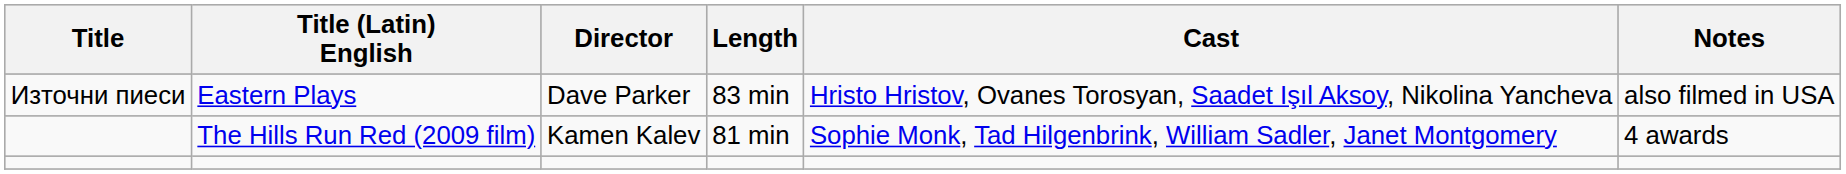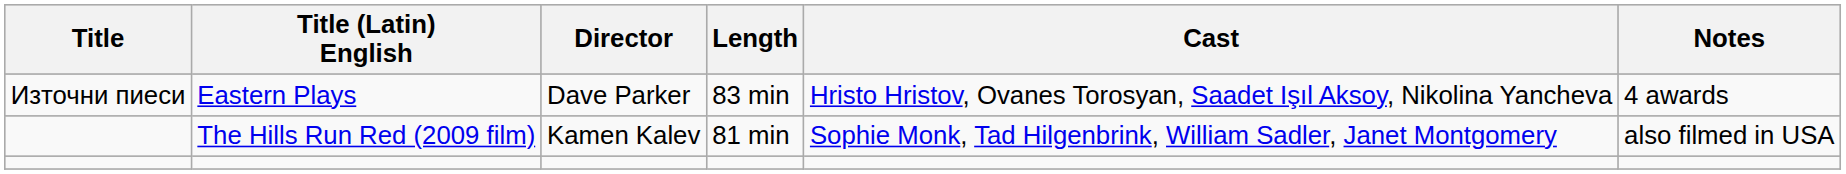(1729, 94) also filmed in USA -> (1676, 94) 4 awards
(1676, 135) 4 awards -> (1729, 135) also filmed in USA
